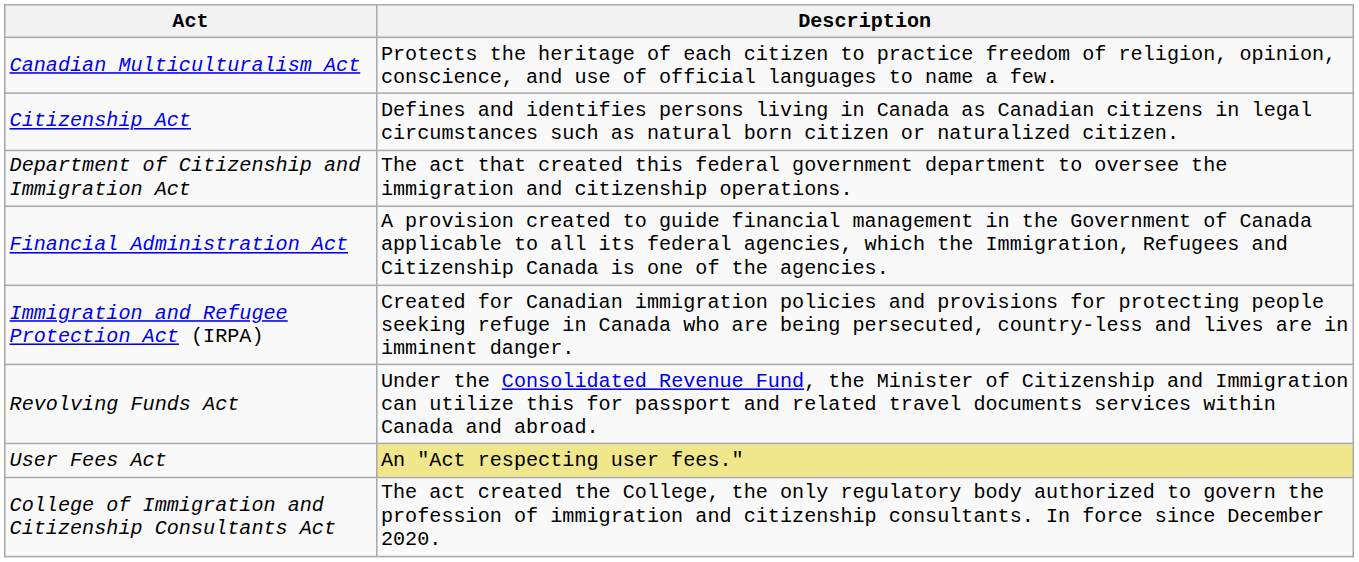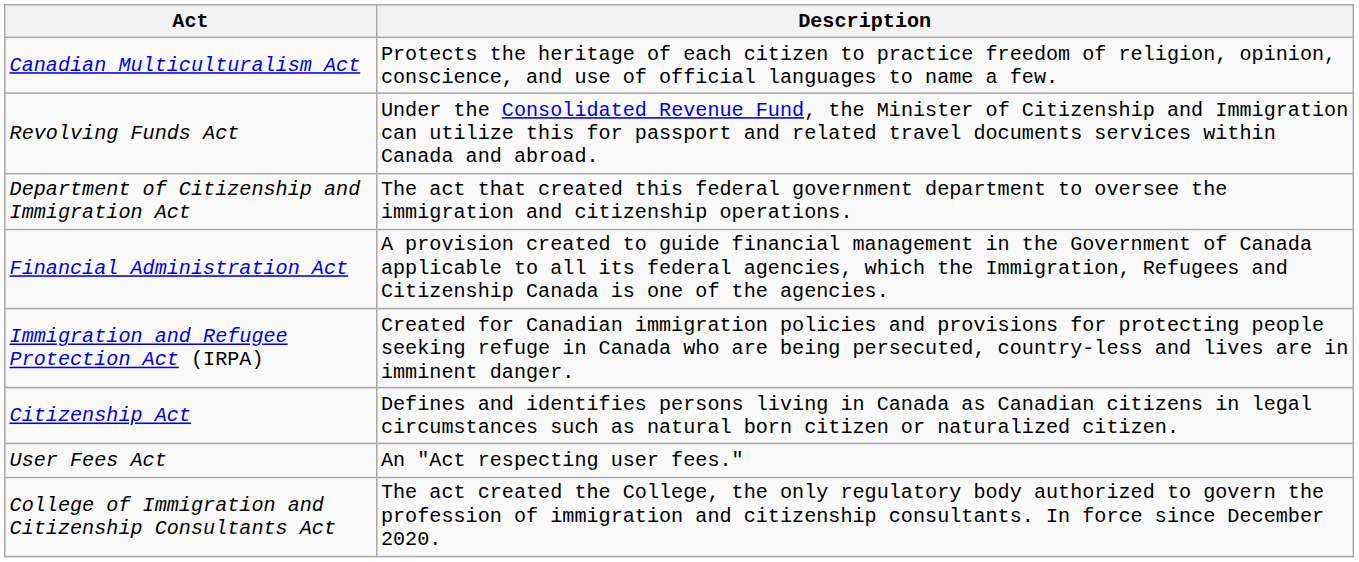rows swapped: (100, 122) <-> (124, 404)
(562, 460) khaki background -> (562, 460) no background
